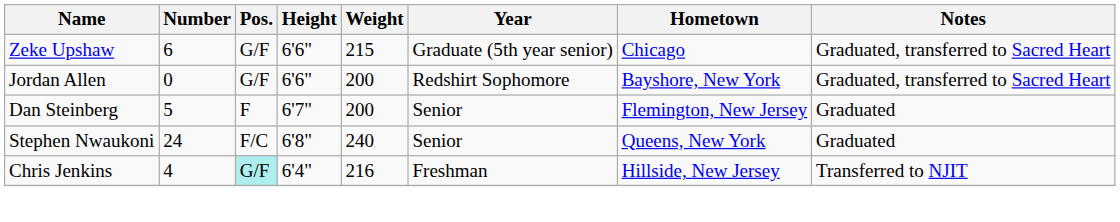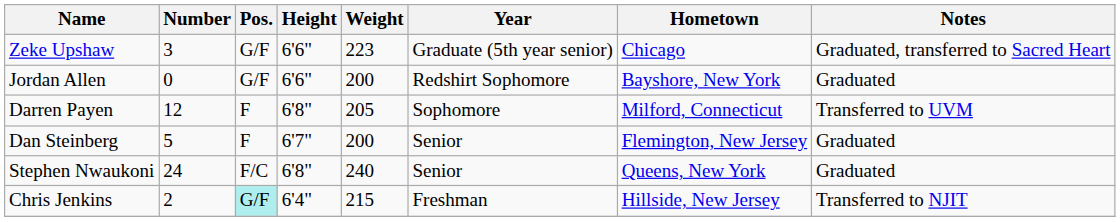(168, 49) 6 -> (168, 49) 3
(360, 49) 215 -> (360, 49) 223
(963, 79) Graduated, transferred to Sacred Heart -> (856, 79) Graduated
+ row: (61, 110)
(168, 170) 4 -> (168, 200) 2
(360, 170) 216 -> (360, 200) 215
